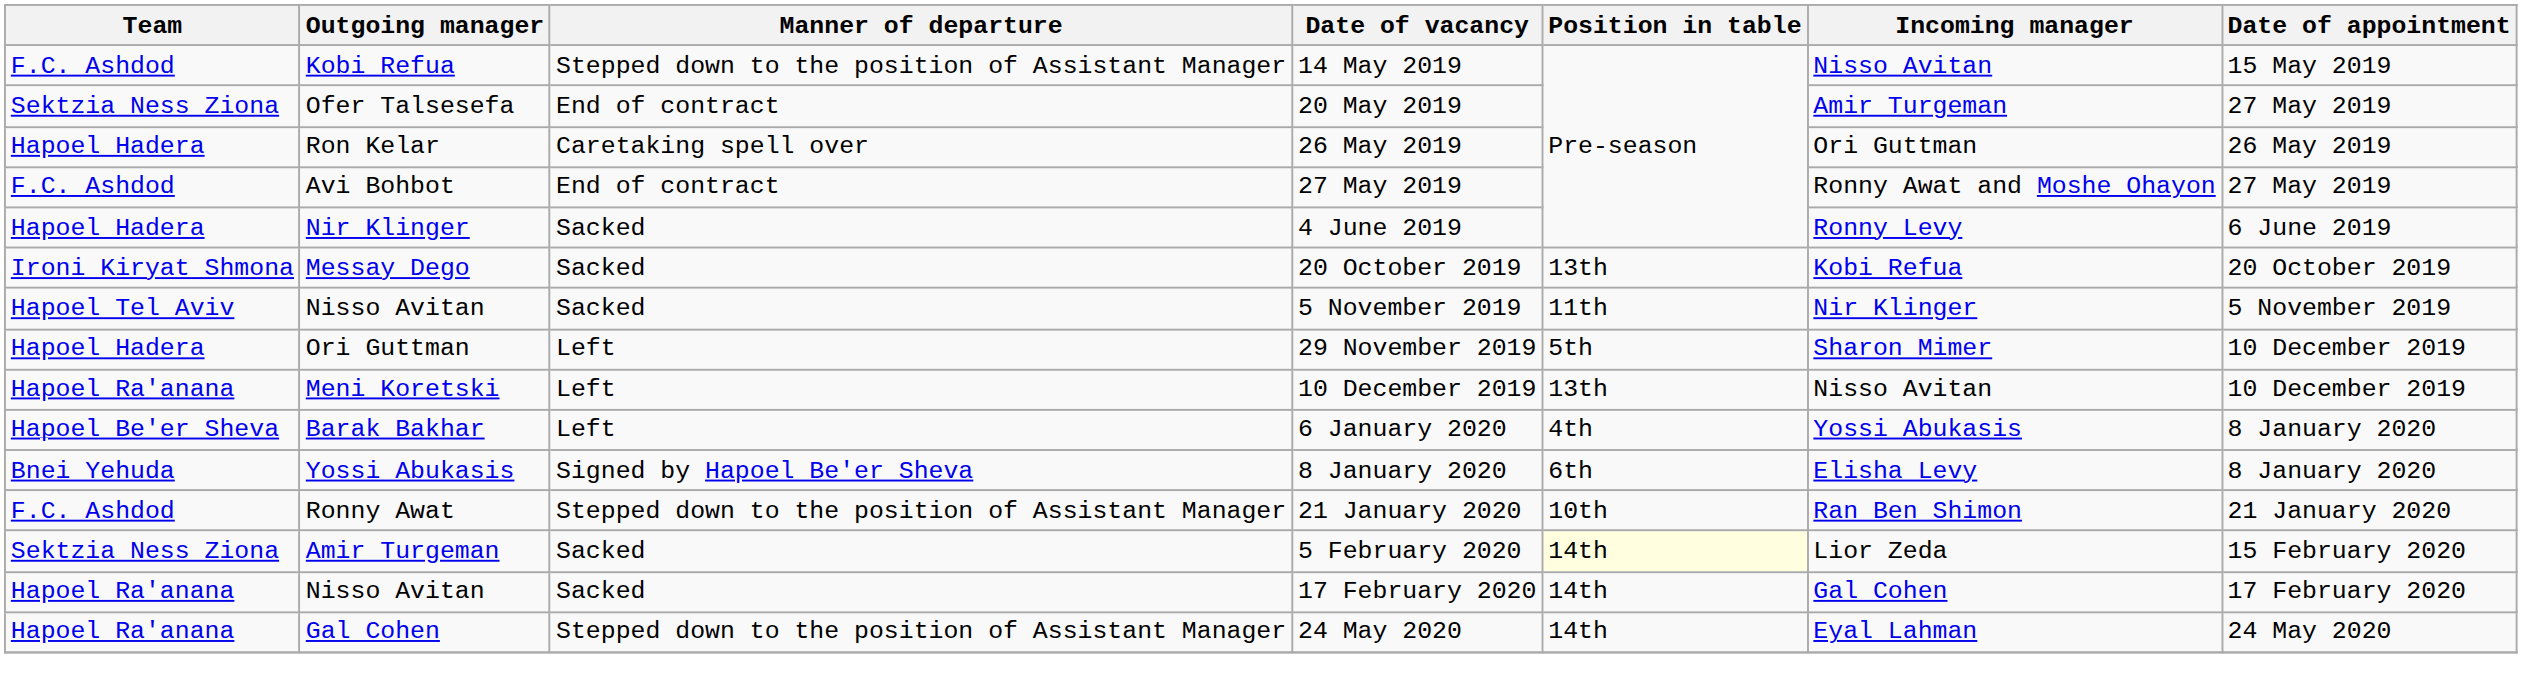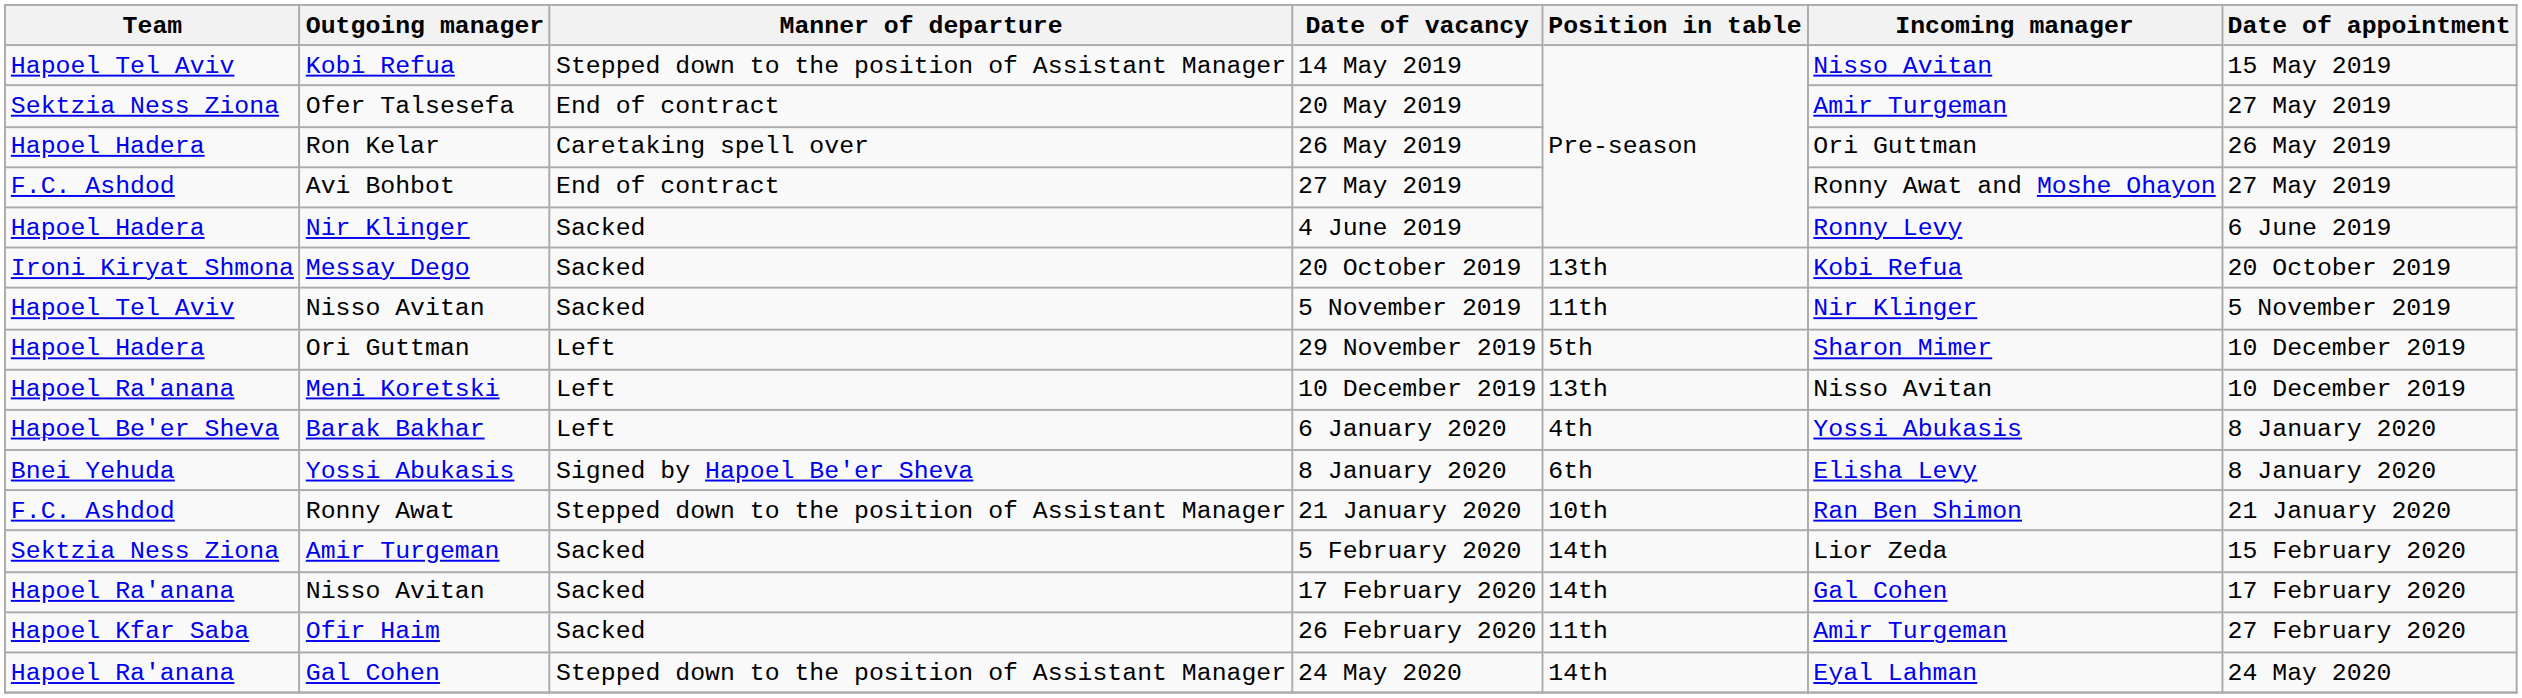(93, 66) F.C. Ashdod -> (123, 66) Hapoel Tel Aviv
(1578, 551) lightyellow background -> (1578, 551) no background
+ row: (1417, 632)
